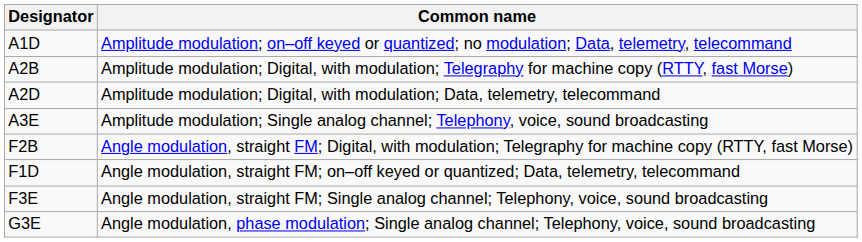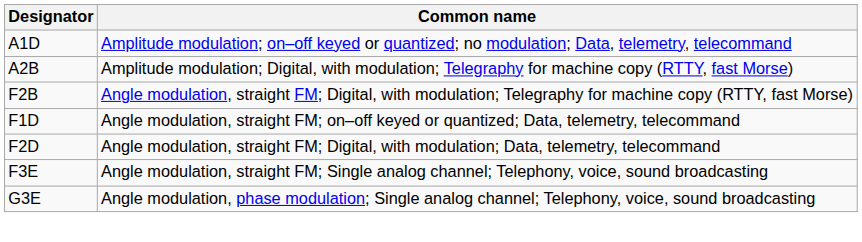- row: (24, 95)
- row: (24, 120)
+ row: (24, 146)
